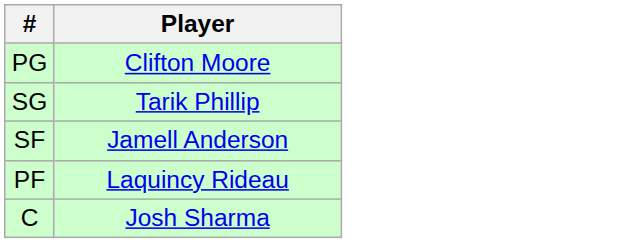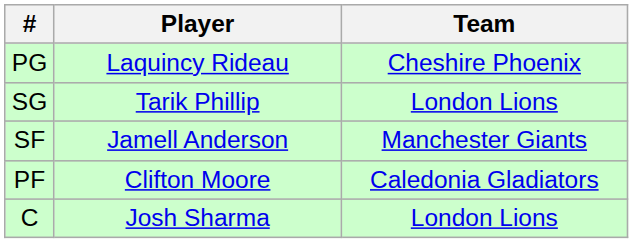+ column: (484, 23)
(198, 62) Clifton Moore -> (198, 62) Laquincy Rideau
(198, 179) Laquincy Rideau -> (198, 179) Clifton Moore
